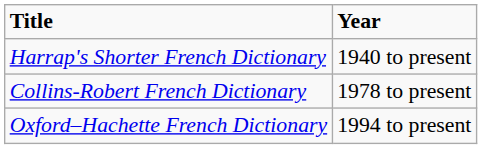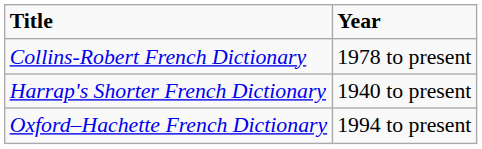rows swapped: (158, 90) <-> (168, 56)
